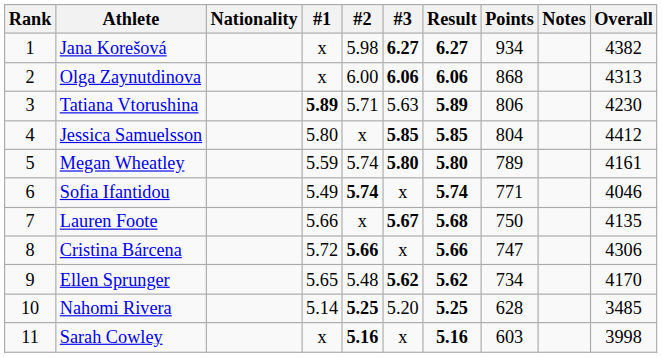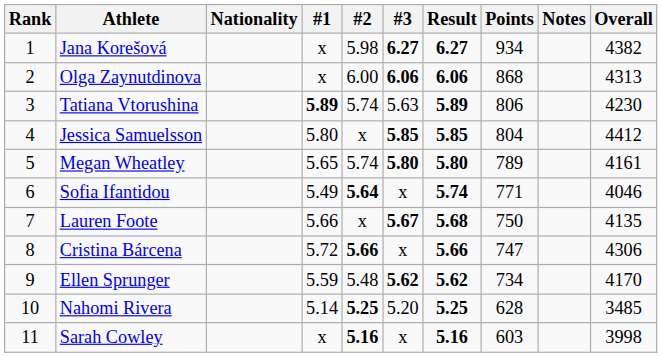(362, 105) 5.71 -> (362, 105) 5.74
(322, 163) 5.59 -> (322, 163) 5.65
(362, 192) 5.74 -> (362, 192) 5.64
(322, 279) 5.65 -> (322, 279) 5.59
